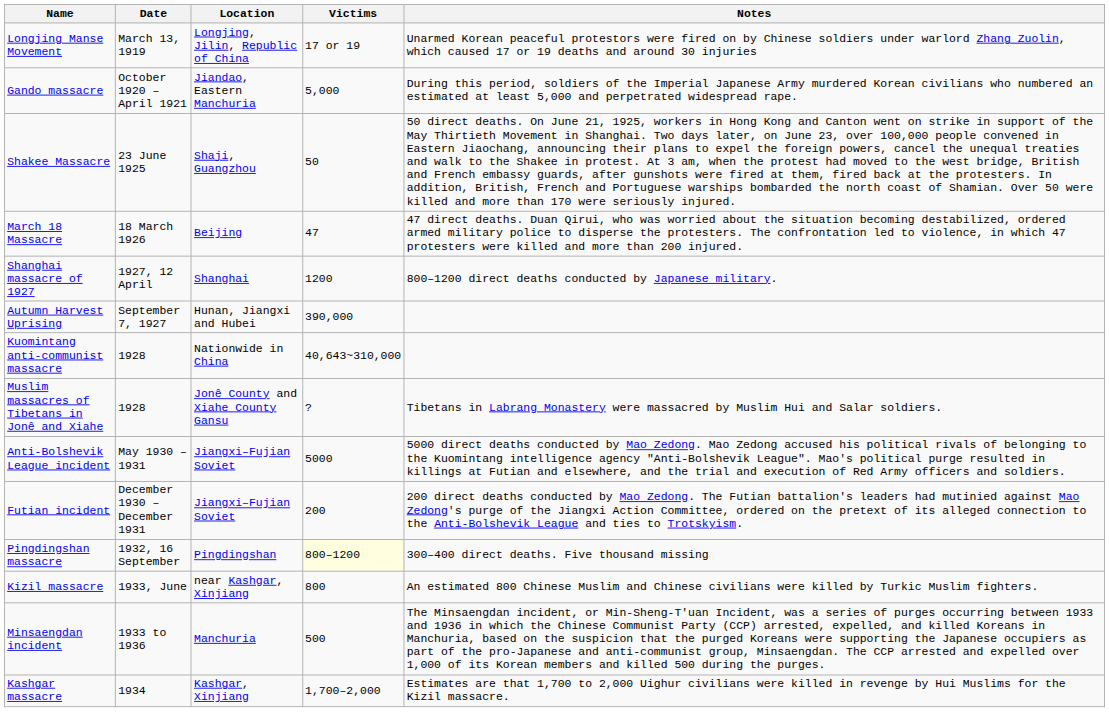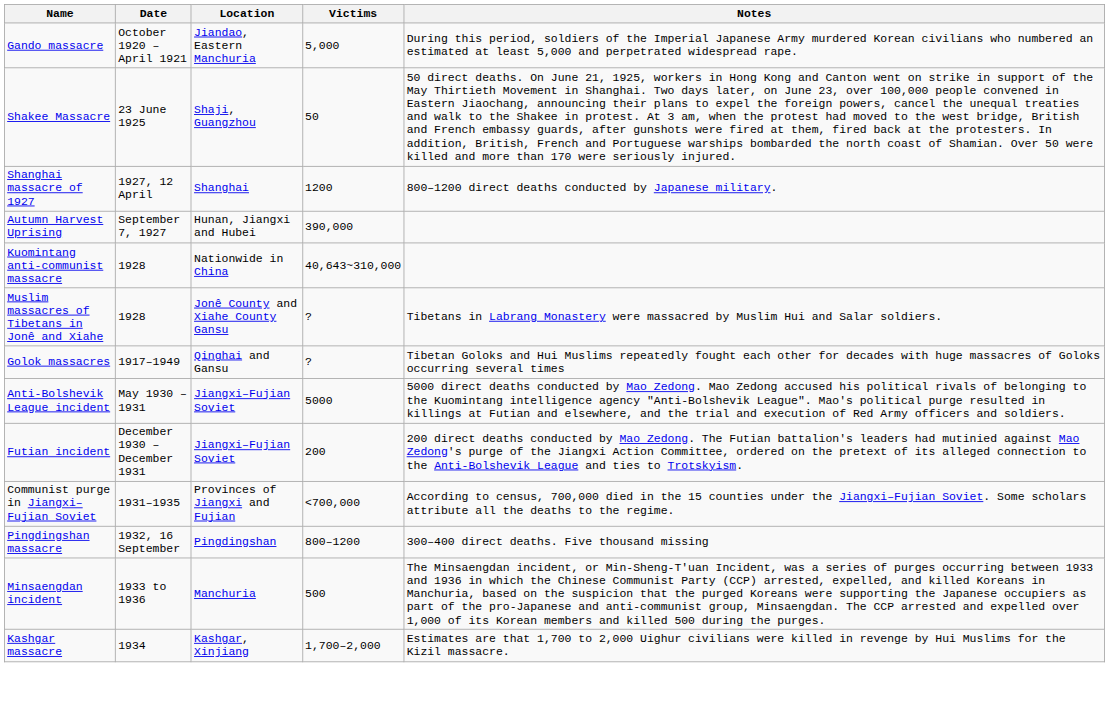- row: (55, 46)
- row: (35, 234)
+ row: (59, 362)
+ row: (59, 504)
(333, 555) lightyellow background -> (333, 542) no background
- row: (55, 587)
